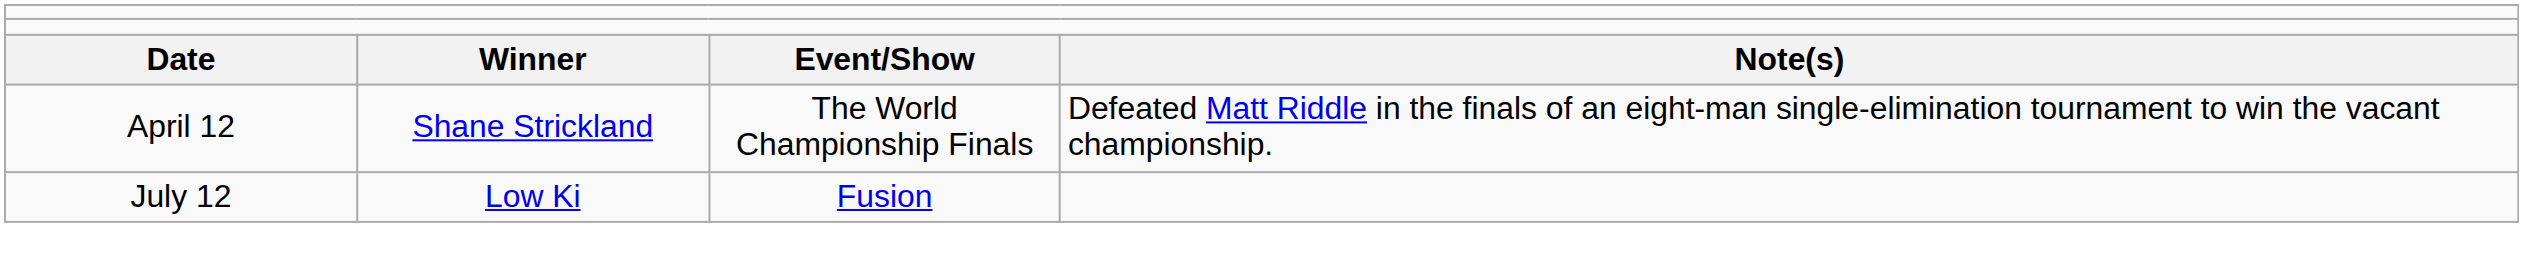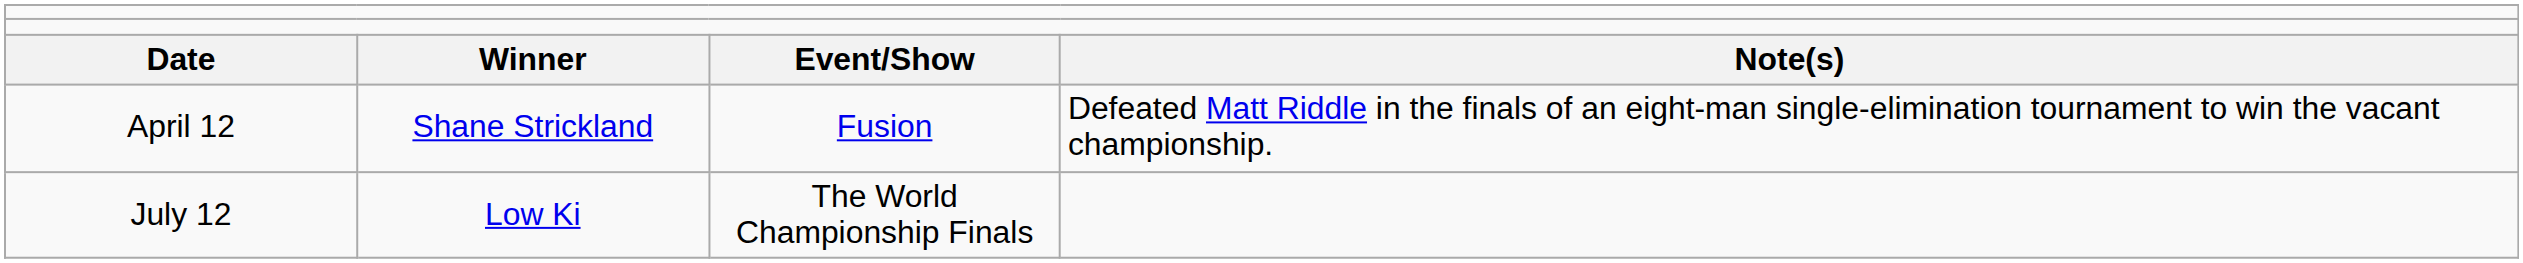(885, 127) The World Championship Finals -> (885, 127) Fusion
(885, 195) Fusion -> (885, 213) The World Championship Finals
